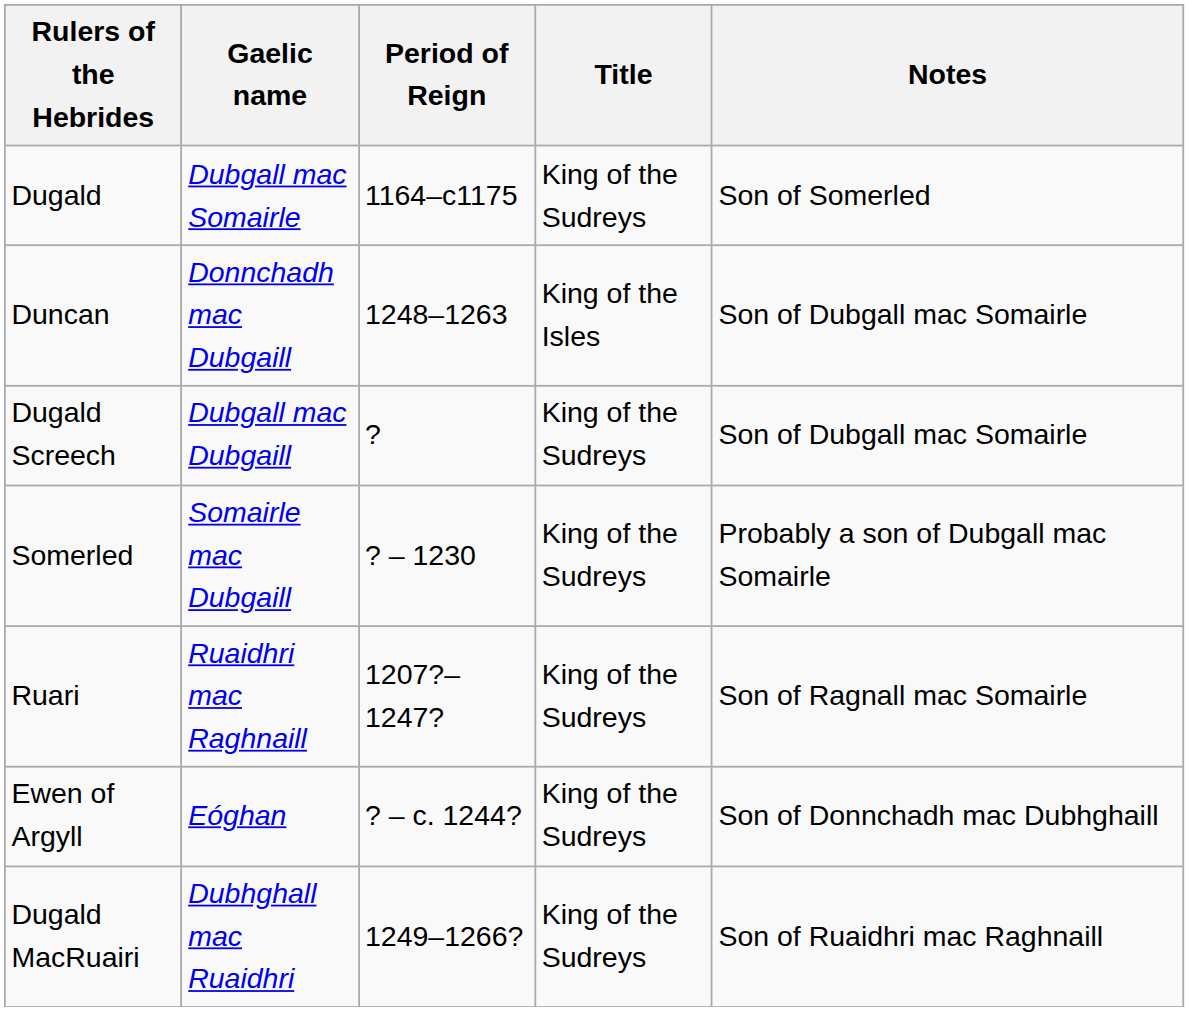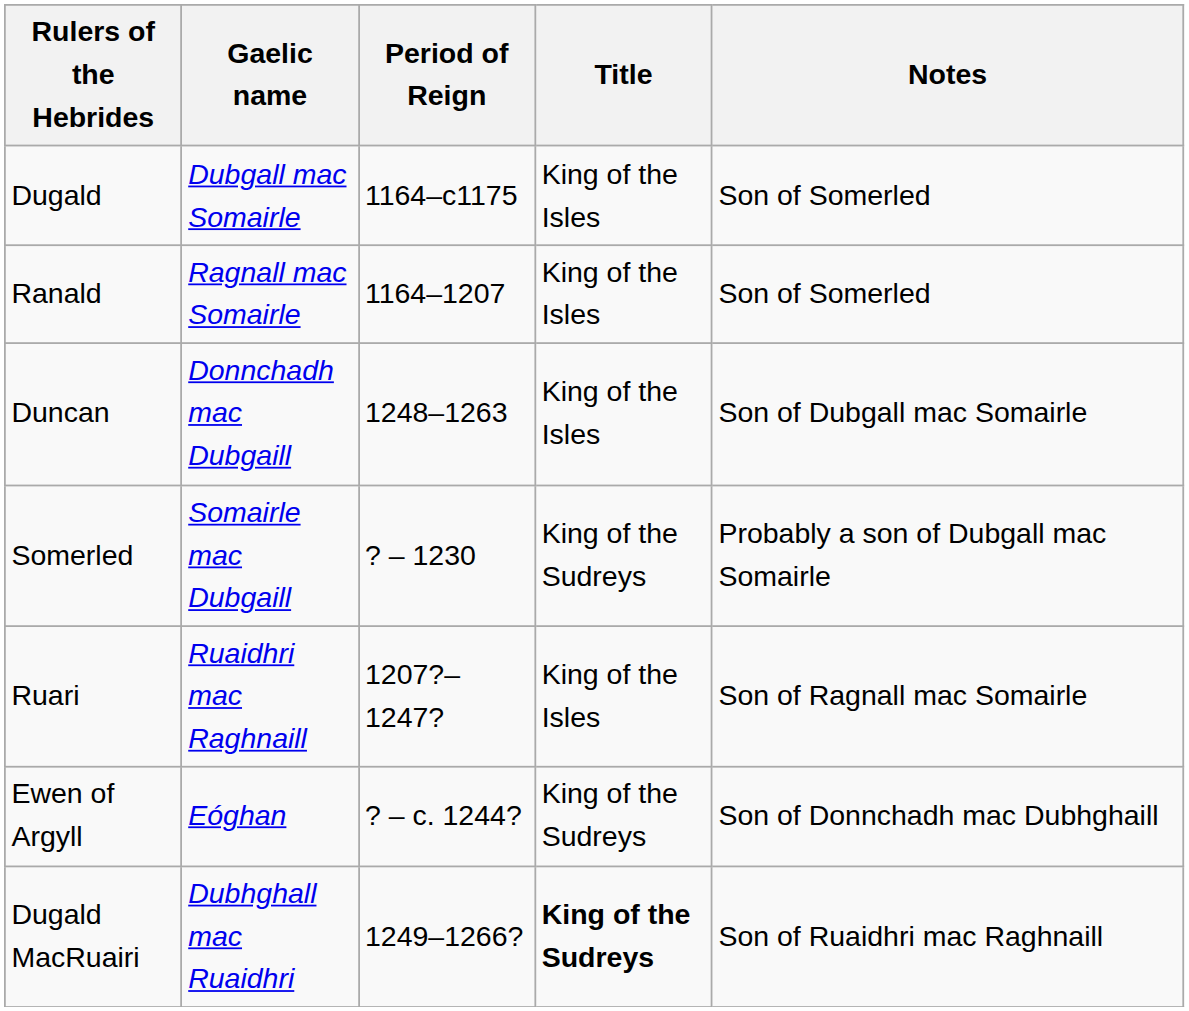(610, 195) King of the Sudreys -> (610, 195) King of the Isles
+ row: (57, 293)
- row: (64, 434)
(610, 696) King of the Sudreys -> (610, 696) King of the Isles
(610, 935) normal -> (616, 935) bold
